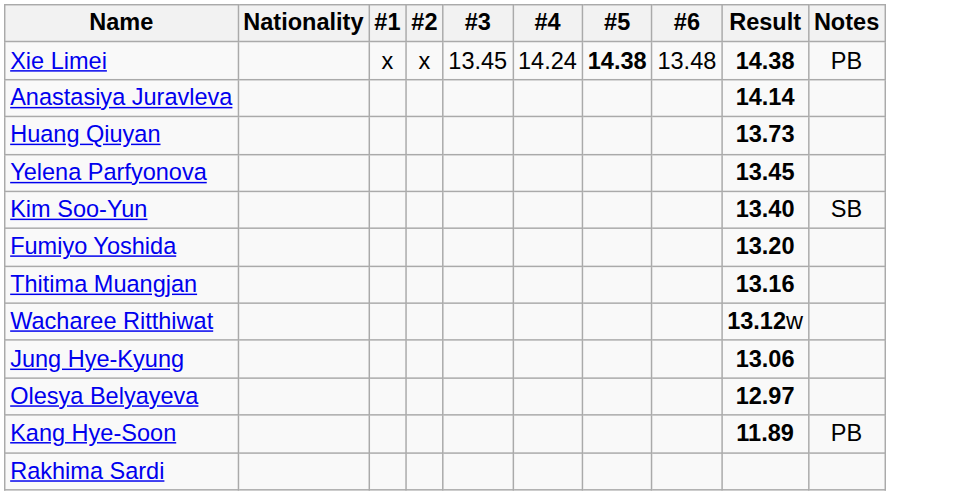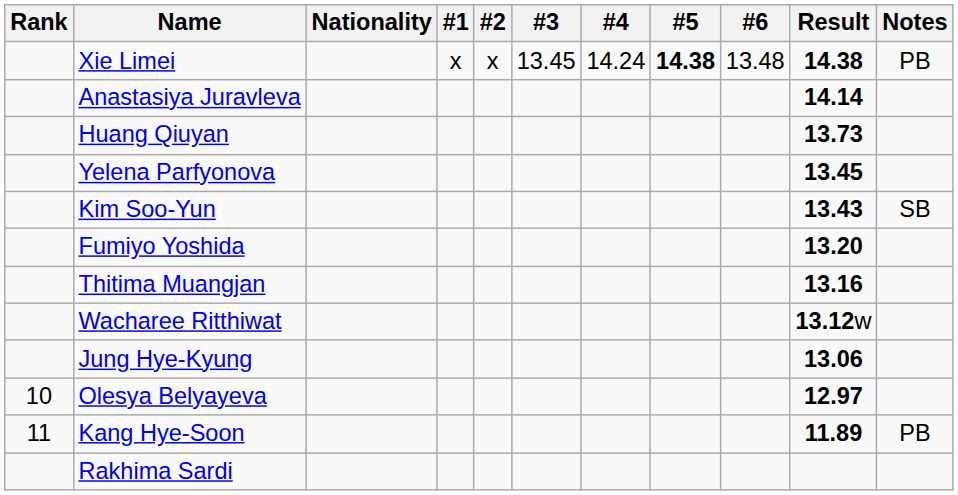+ column: (39, 23)
(765, 209) 13.40 -> (833, 209) 13.43
